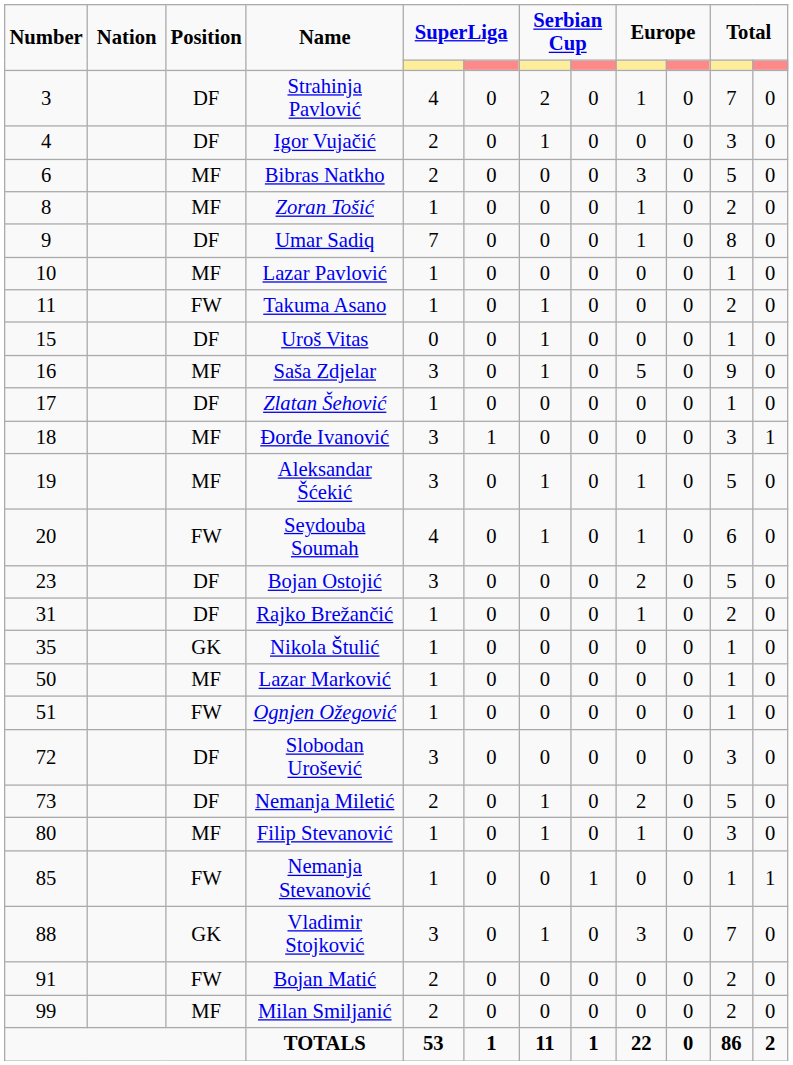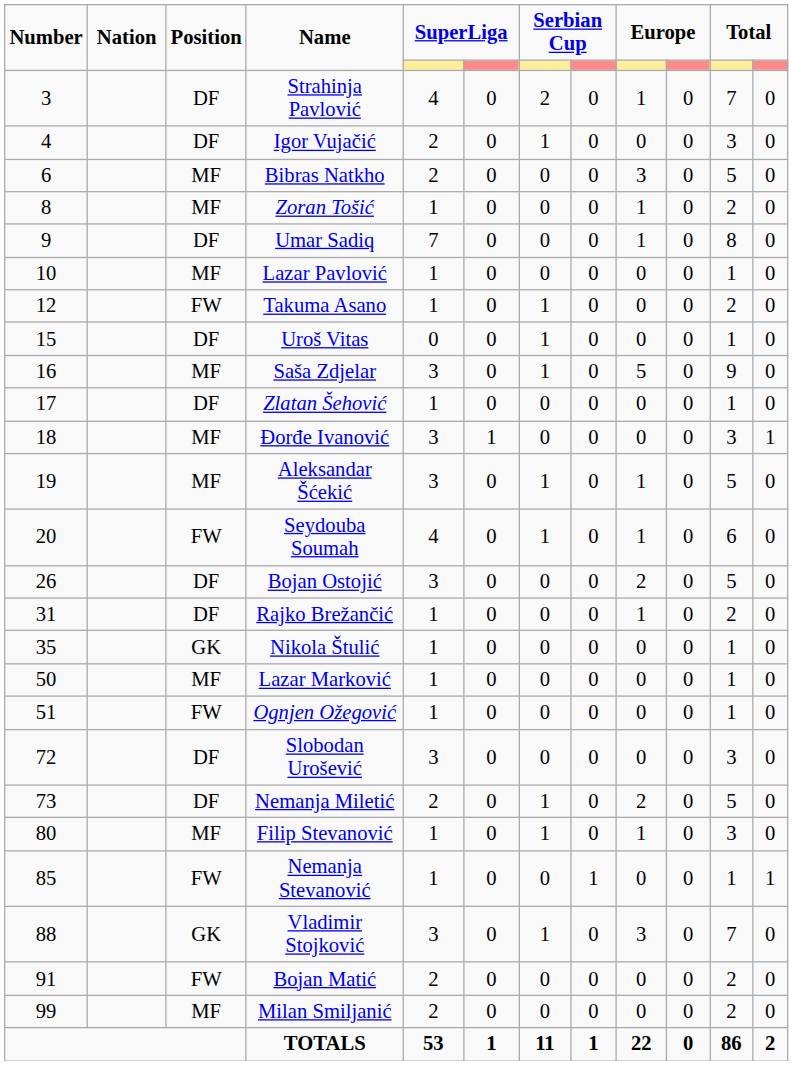(46, 305) 11 -> (46, 305) 12
(46, 581) 23 -> (46, 581) 26
